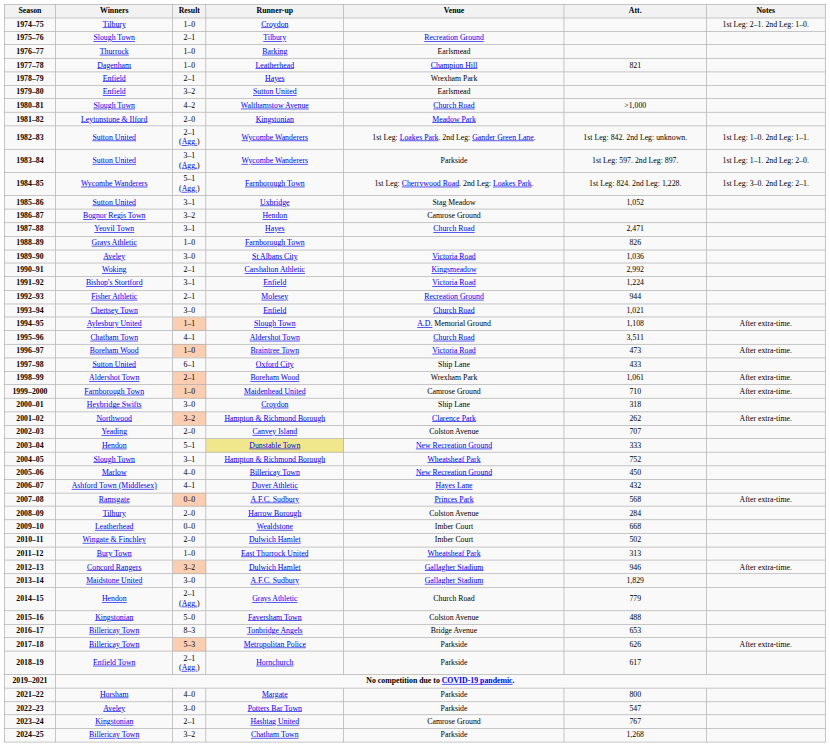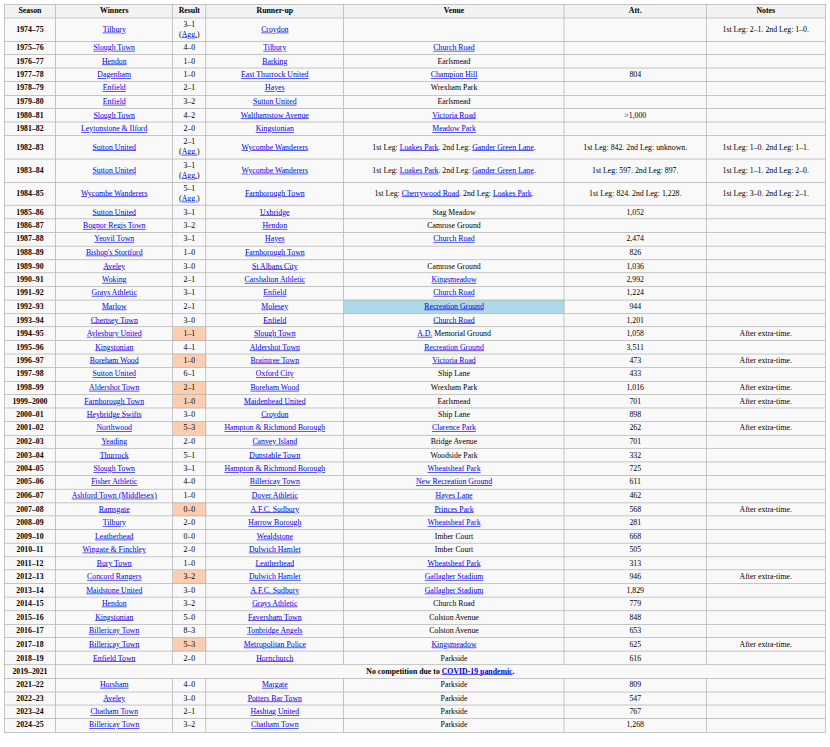(189, 24) 1–0 -> (189, 29) 3–1 (Agg.)
(189, 38) 2–1 -> (189, 48) 4–0
(454, 38) Recreation Ground -> (454, 48) Church Road
(114, 51) Thurrock -> (114, 61) Hendon
(275, 65) Leatherhead -> (275, 75) East Thurrock United
(635, 65) 821 -> (635, 75) 804
(454, 105) Church Road -> (454, 115) Victoria Road
(454, 160) Parkside -> (454, 170) 1st Leg: Loakes Park. 2nd Leg: Gander Green Lane.
(635, 229) 2,471 -> (635, 239) 2,474
(114, 243) Grays Athletic -> (114, 252) Bishop's Stortford
(454, 256) Victoria Road -> (454, 266) Camrose Ground
(114, 283) Bishop's Stortford -> (114, 293) Grays Athletic
(454, 283) Victoria Road -> (454, 293) Church Road
(114, 297) Fisher Athletic -> (114, 306) Marlow
(454, 297) no background -> (454, 306) lightblue background
(635, 310) 1,021 -> (635, 320) 1,201
(635, 324) 1,108 -> (635, 333) 1,058
(114, 337) Chatham Town -> (114, 347) Kingstonian
(454, 337) Church Road -> (454, 347) Recreation Ground
(635, 378) 1,061 -> (635, 387) 1,016
(454, 391) Camrose Ground -> (454, 401) Earlsmead
(635, 391) 710 -> (635, 401) 701
(635, 405) 318 -> (635, 414) 898
(189, 418) 3–2 -> (189, 428) 5–3
(454, 432) Colston Avenue -> (454, 441) Bridge Avenue
(635, 432) 707 -> (635, 441) 701
(114, 445) Hendon -> (114, 455) Thurrock
(275, 445) khaki background -> (275, 455) no background
(454, 445) New Recreation Ground -> (454, 455) Woodside Park
(635, 445) 333 -> (635, 455) 332
(635, 459) 752 -> (635, 468) 725
(114, 472) Marlow -> (114, 482) Fisher Athletic
(635, 472) 450 -> (635, 482) 611
(189, 486) 4–1 -> (189, 496) 1–0
(635, 486) 432 -> (635, 496) 462
(454, 513) Colston Avenue -> (454, 523) Wheatsheaf Park
(635, 513) 284 -> (635, 523) 281
(635, 540) 502 -> (635, 550) 505
(275, 553) East Thurrock United -> (275, 563) Leatherhead
(189, 599) 2–1 (Agg.) -> (189, 604) 3–2
(635, 617) 488 -> (635, 617) 848
(454, 631) Bridge Avenue -> (454, 631) Colston Avenue
(454, 644) Parkside -> (454, 644) Kingsmeadow
(635, 644) 626 -> (635, 644) 625
(189, 662) 2–1 (Agg.) -> (189, 658) 2–0
(635, 662) 617 -> (635, 658) 616
(635, 694) 800 -> (635, 685) 809
(114, 721) Kingstonian -> (114, 712) Chatham Town
(454, 721) Camrose Ground -> (454, 712) Parkside
